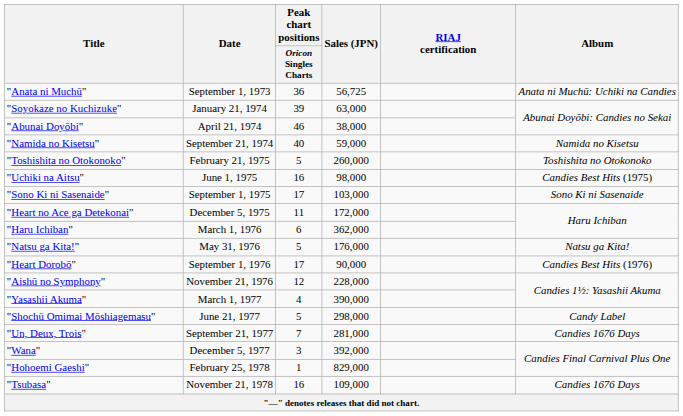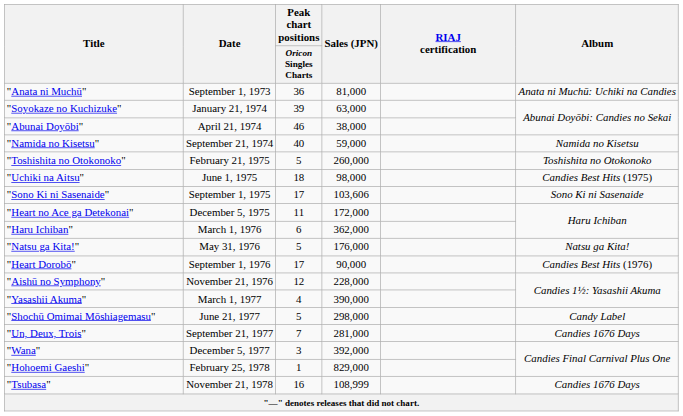(351, 91) 56,725 -> (351, 91) 81,000
(299, 178) 16 -> (299, 178) 18
(351, 195) 103,000 -> (351, 195) 103,606
(351, 385) 109,000 -> (351, 385) 108,999
